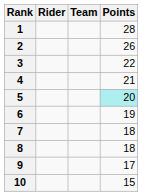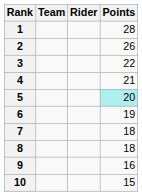columns swapped: (52, 13) <-> (84, 13)
(129, 166) 17 -> (129, 166) 16
